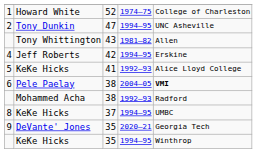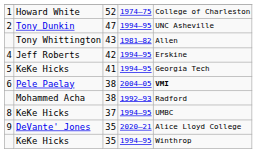(136, 69) 1992–93 -> (136, 69) 1994–95
(198, 69) Alice Lloyd College -> (182, 69) Georgia Tech
(182, 127) Georgia Tech -> (198, 127) Alice Lloyd College
